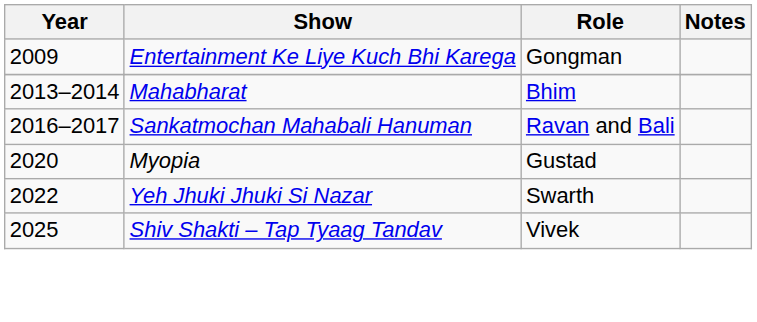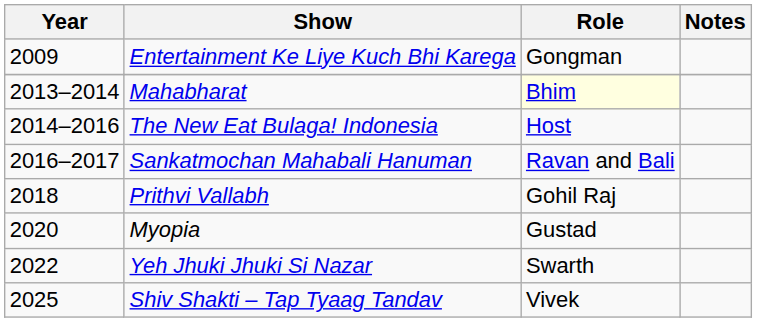(551, 91) no background -> (551, 91) lightyellow background
+ row: (284, 126)
+ row: (199, 195)
